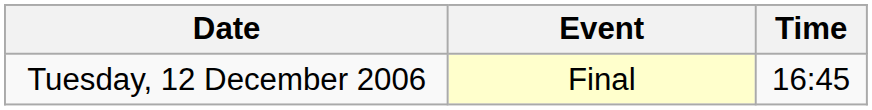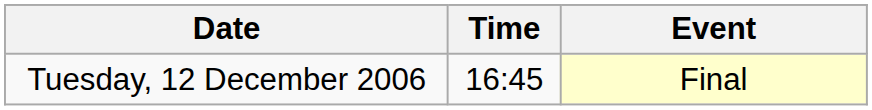columns swapped: (811, 29) <-> (602, 29)
